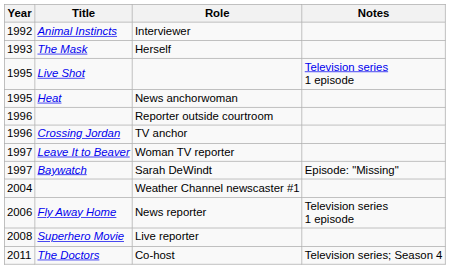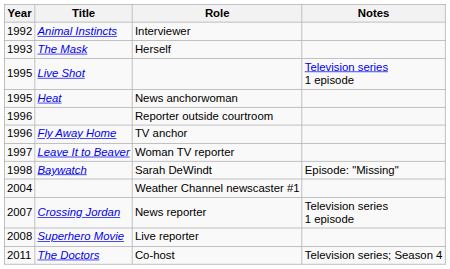(79, 134) Crossing Jordan -> (77, 134) Fly Away Home
(20, 170) 1997 -> (20, 170) 1998
(20, 212) 2006 -> (20, 212) 2007
(77, 212) Fly Away Home -> (79, 212) Crossing Jordan
